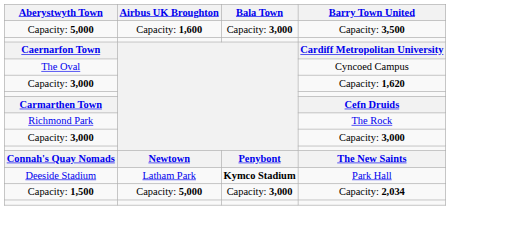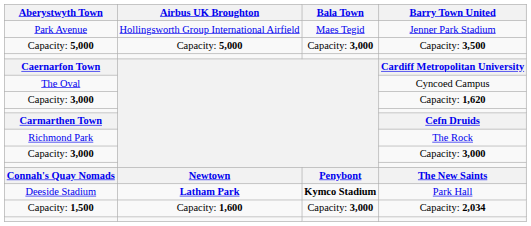+ row: (61, 29)
(169, 29) Capacity: 1,600 -> (210, 45) Capacity: 5,000
(169, 175) normal -> (210, 192) bold
(169, 192) Capacity: 5,000 -> (210, 208) Capacity: 1,600
